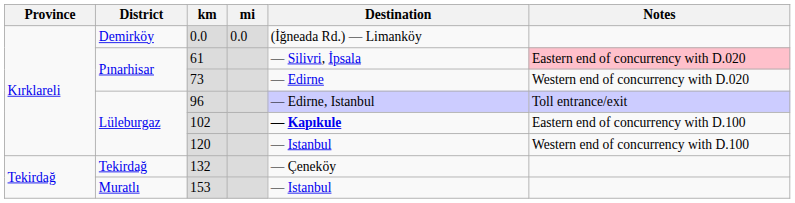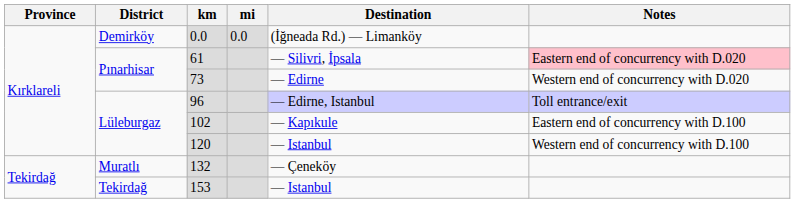(306, 123) bold -> (304, 123) normal
(123, 166) Tekirdağ -> (119, 166) Muratlı
(119, 187) Muratlı -> (123, 187) Tekirdağ
